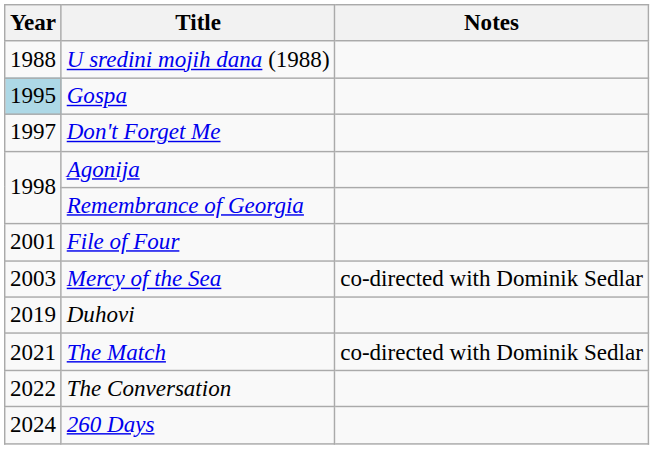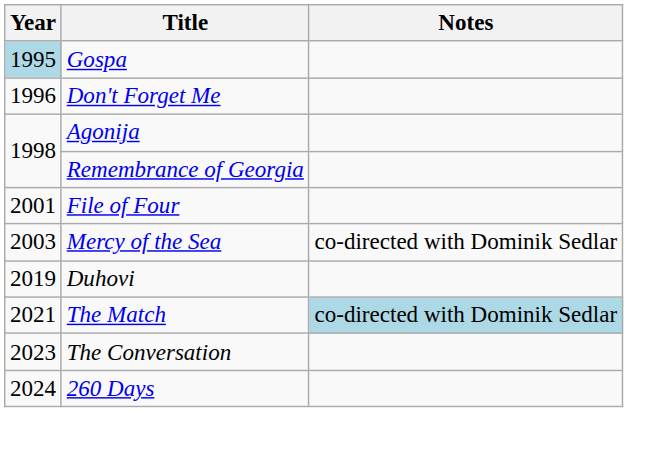- row: (198, 59)
(33, 132) 1997 -> (33, 95) 1996
(491, 351) no background -> (466, 315) lightblue background
(33, 388) 2022 -> (33, 351) 2023
